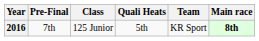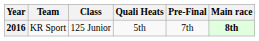columns swapped: (188, 12) <-> (49, 12)
